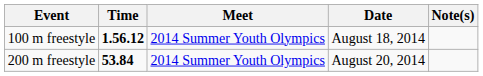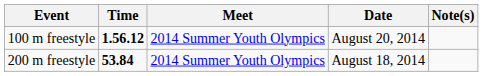(378, 37) August 18, 2014 -> (378, 37) August 20, 2014
(378, 60) August 20, 2014 -> (378, 60) August 18, 2014
